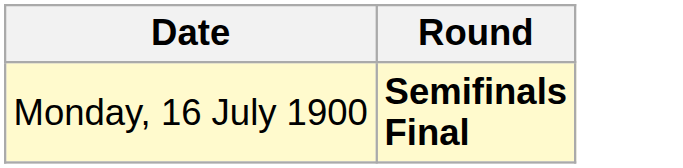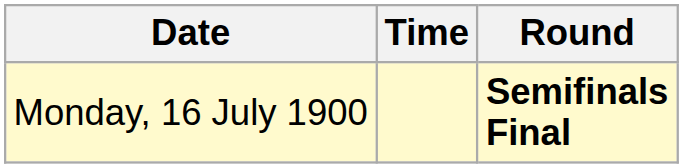+ column: (427, 33)
